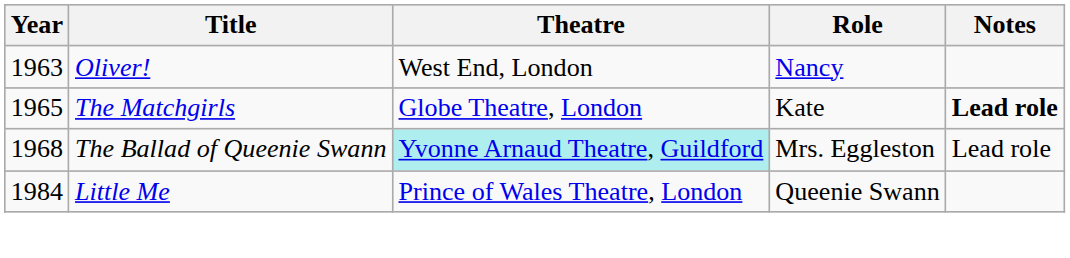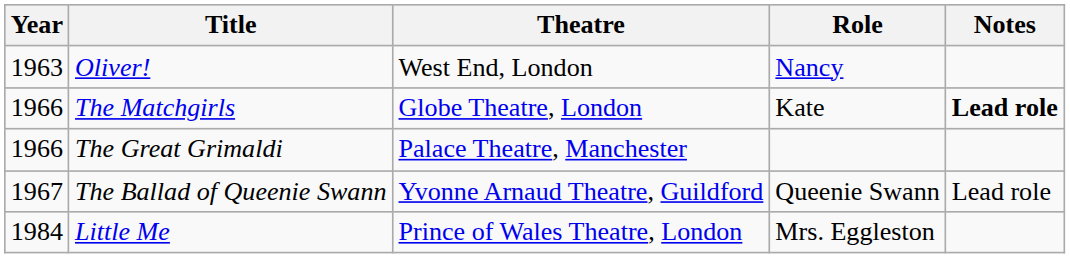(37, 107) 1965 -> (37, 107) 1966
+ row: (179, 149)
(37, 149) 1968 -> (37, 190) 1967
(581, 149) paleturquoise background -> (581, 190) no background
(855, 149) Mrs. Eggleston -> (858, 190) Queenie Swann
(858, 190) Queenie Swann -> (855, 231) Mrs. Eggleston
